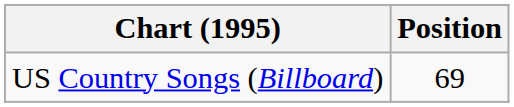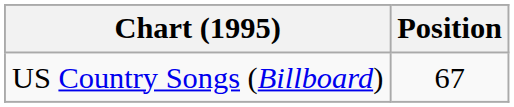(450, 76) 69 -> (450, 76) 67
